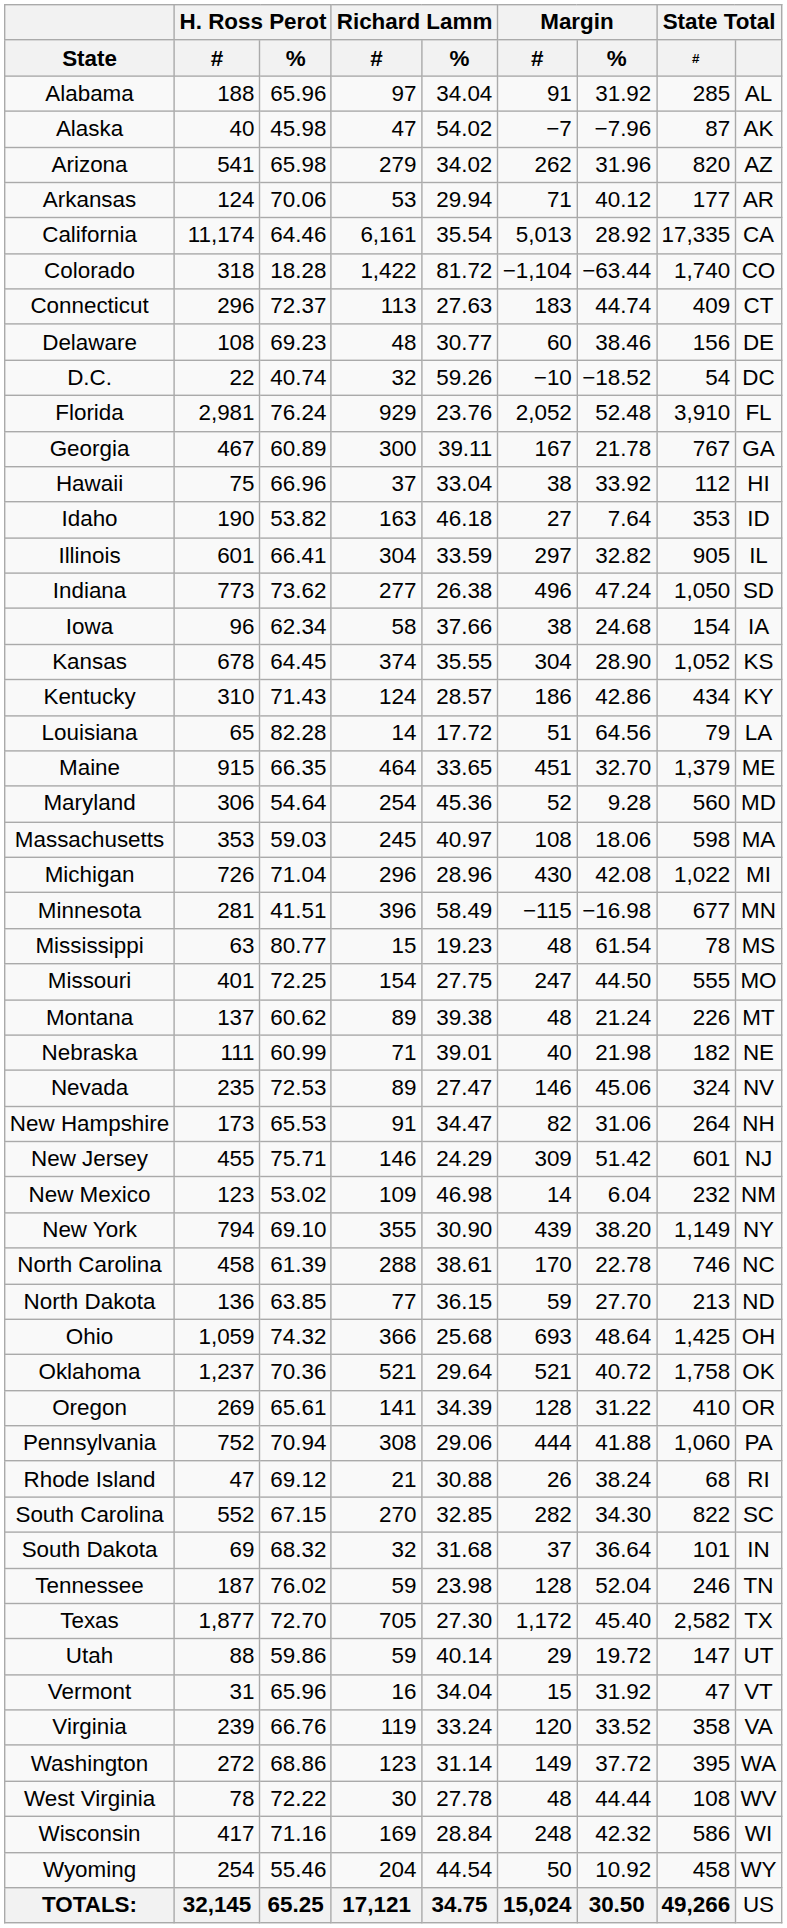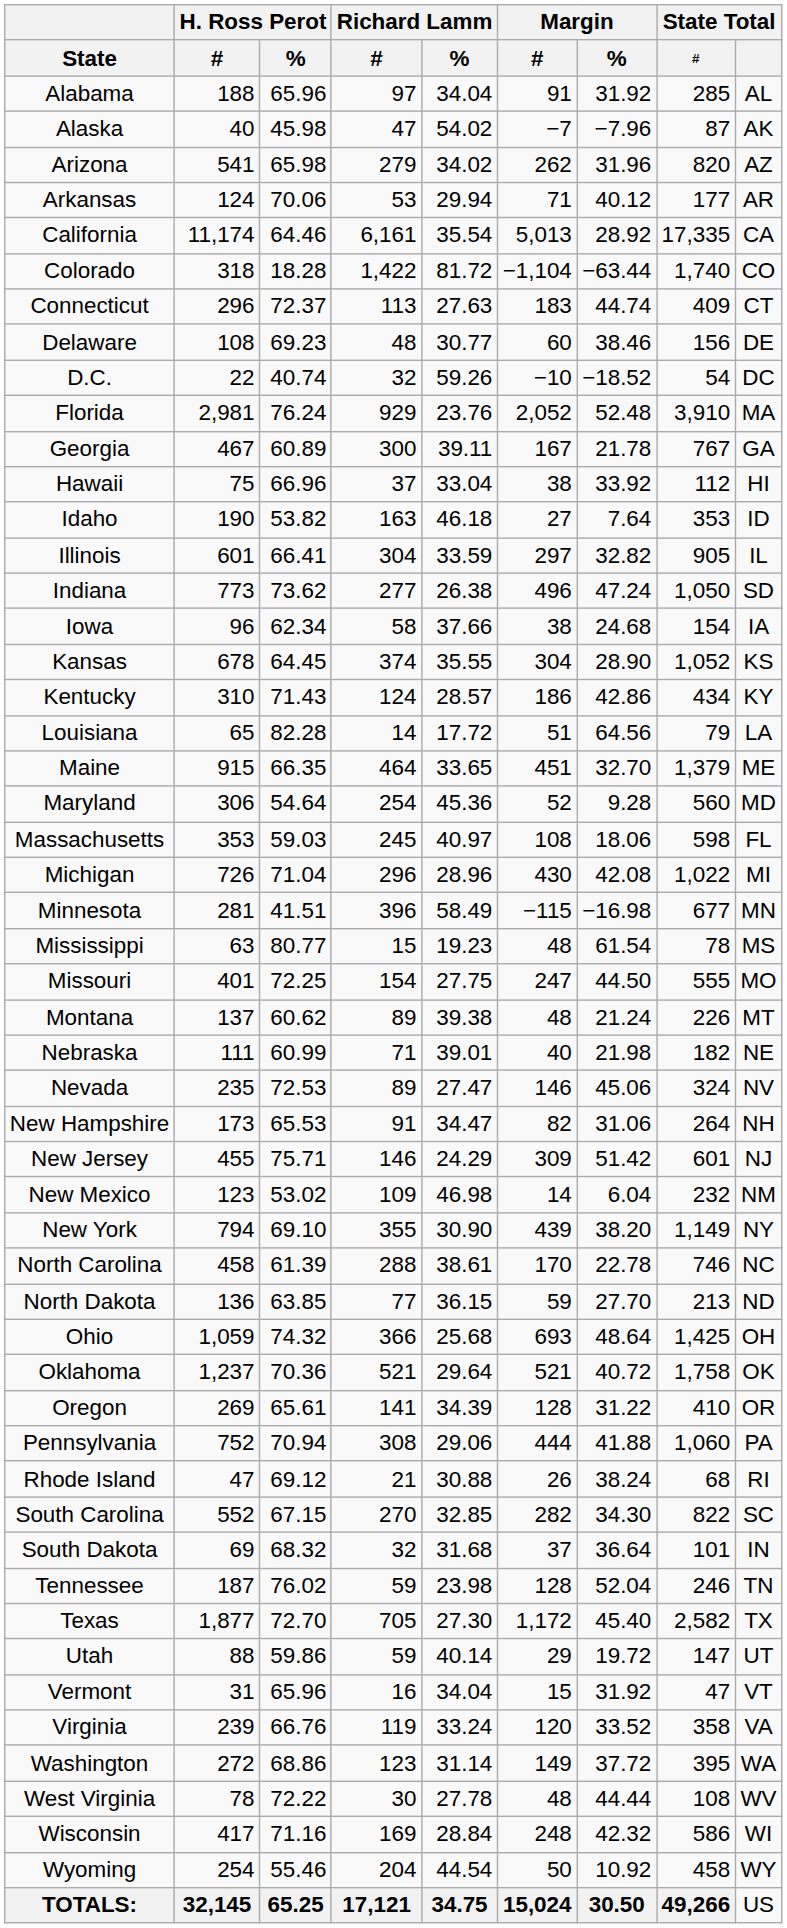(758, 413) FL -> (758, 413) MA
(758, 839) MA -> (758, 839) FL
